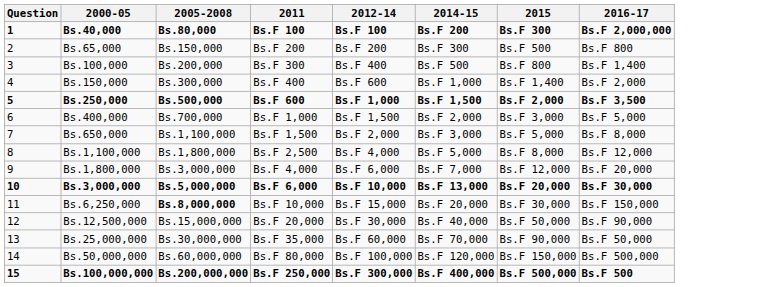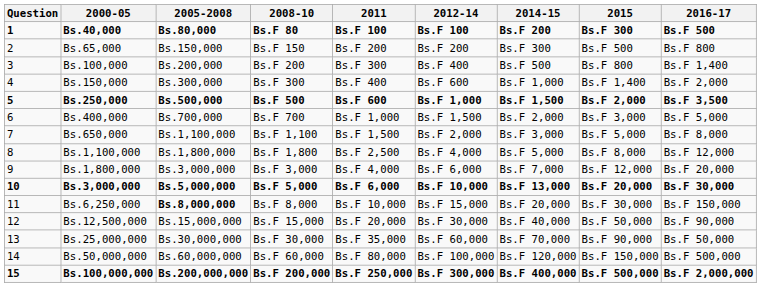+ column: (292, 13)
(627, 30) Bs.F 2,000,000 -> (689, 30) Bs.F 500
(607, 274) Bs.F 500 -> (709, 274) Bs.F 2,000,000
